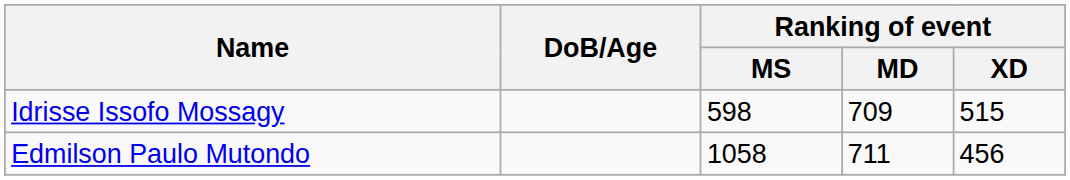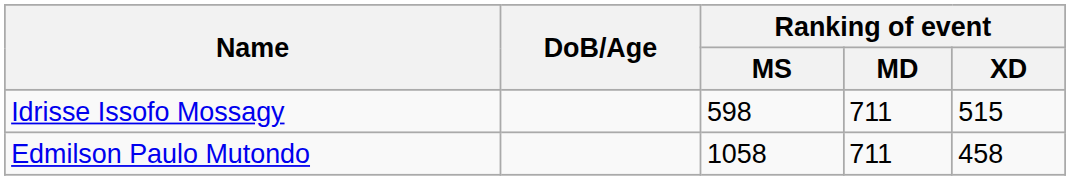(870, 112) 709 -> (871, 112) 711
(982, 154) 456 -> (981, 154) 458
